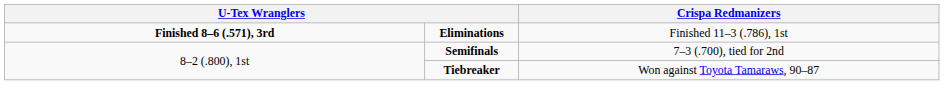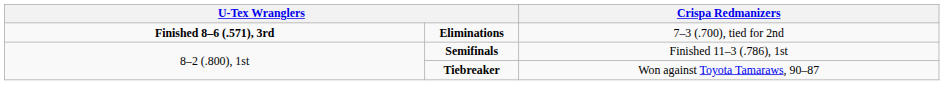(729, 32) Finished 11–3 (.786), 1st -> (729, 32) 7–3 (.700), tied for 2nd
(729, 51) 7–3 (.700), tied for 2nd -> (729, 51) Finished 11–3 (.786), 1st
